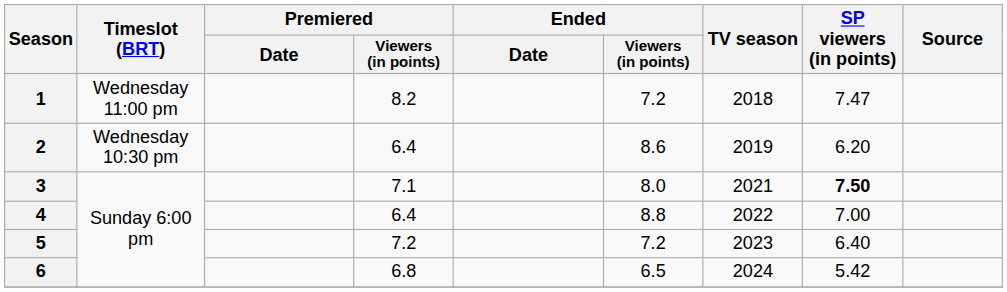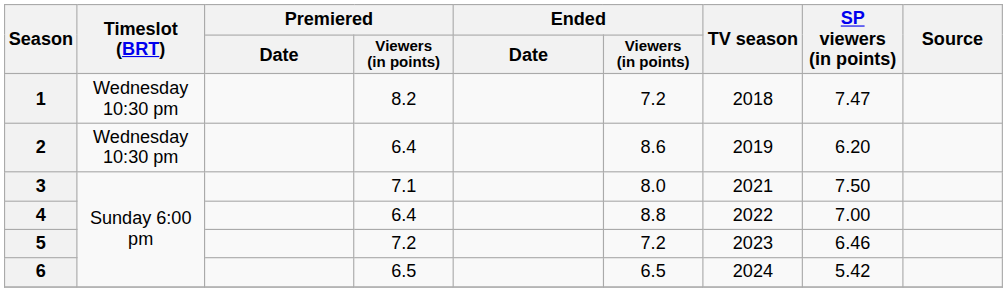(141, 98) Wednesday 11:00 pm -> (141, 98) Wednesday 10:30 pm
(853, 186) bold -> (853, 186) normal
(853, 243) 6.40 -> (853, 243) 6.46
(404, 272) 6.8 -> (404, 272) 6.5
